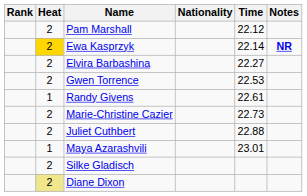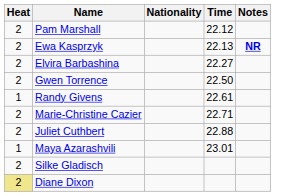- column: (20, 13)
(50, 47) gold background -> (18, 47) no background
(251, 47) 22.14 -> (220, 47) 22.13
(251, 81) 22.53 -> (220, 81) 22.50
(251, 115) 22.73 -> (220, 115) 22.71
